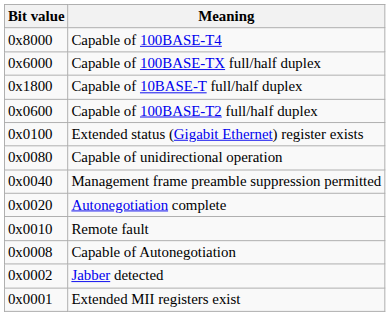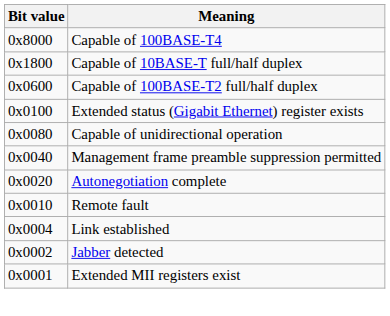- row: (196, 63)
- row: (154, 252)
+ row: (120, 228)
